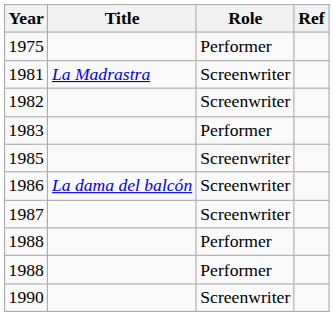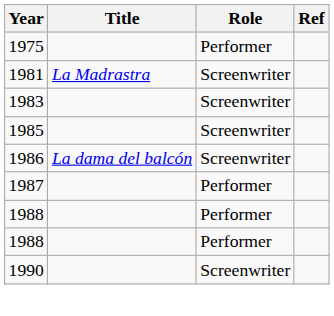- row: (26, 102)
(236, 130) Performer -> (245, 102) Screenwriter
(245, 213) Screenwriter -> (236, 185) Performer
